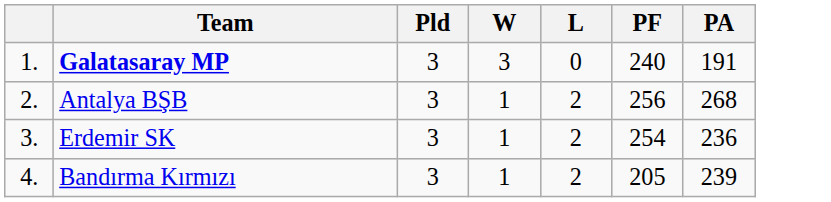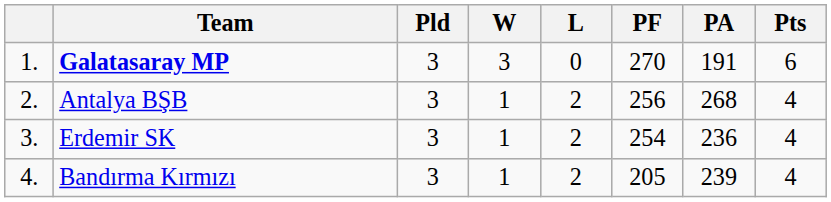+ column: (790, 23)
(647, 61) 240 -> (647, 61) 270
